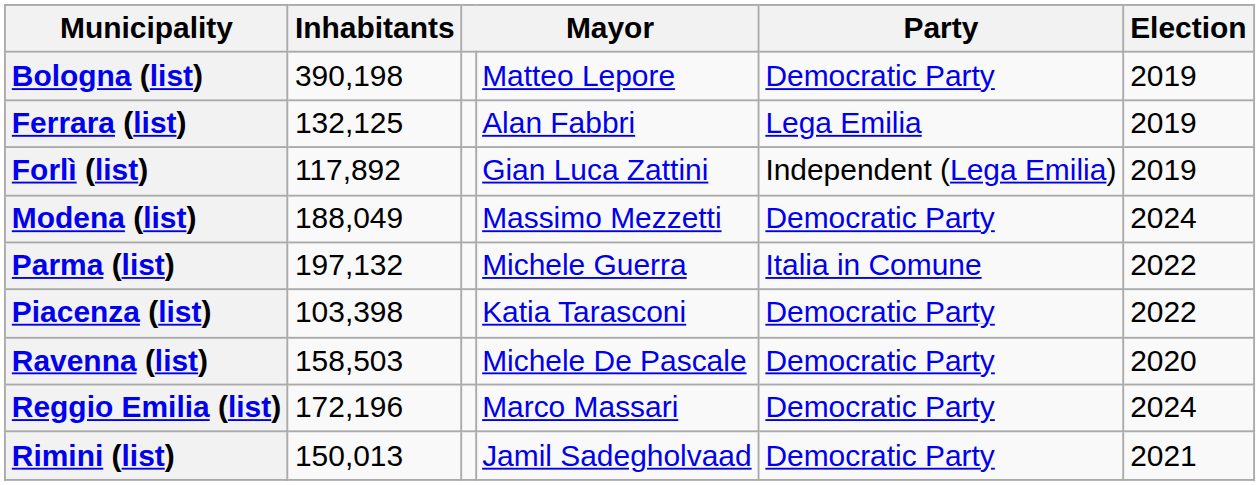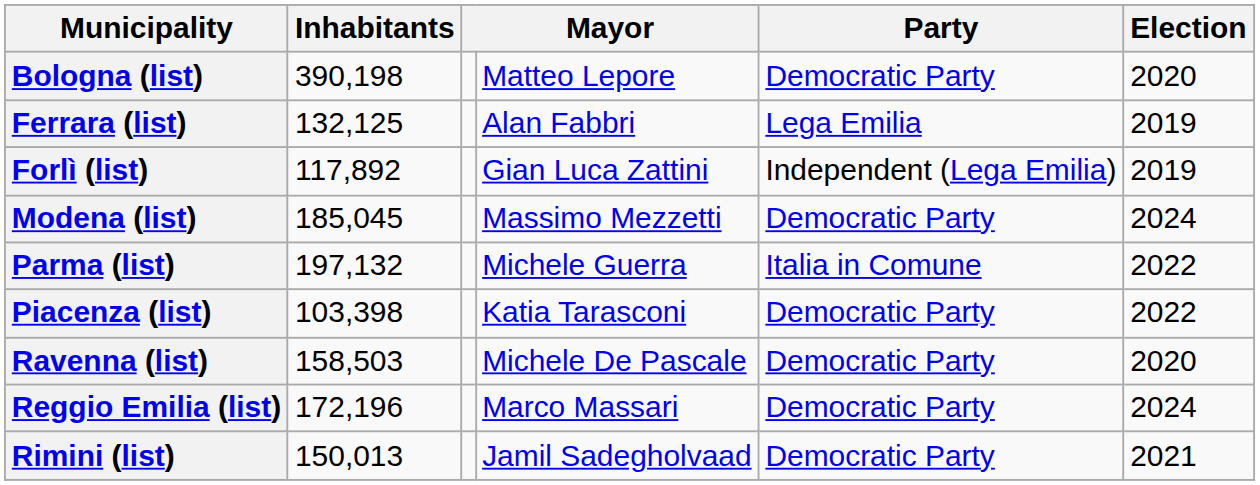(1163, 75) 2019 -> (1163, 75) 2020
(349, 218) 188,049 -> (349, 218) 185,045
